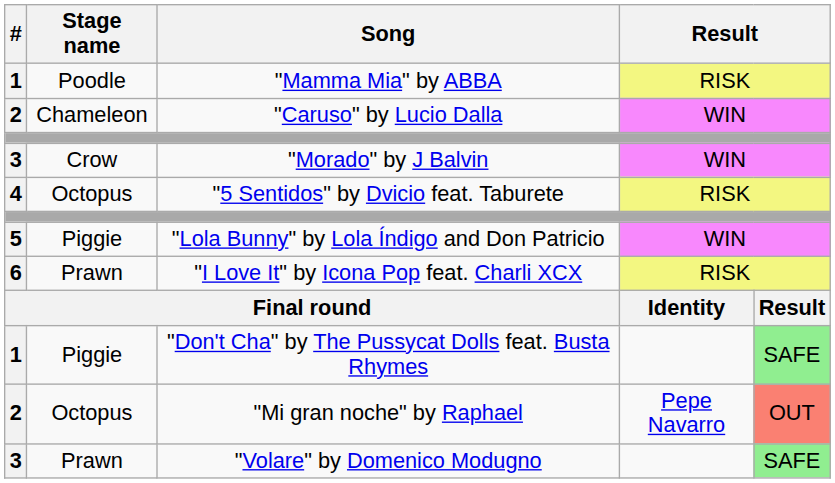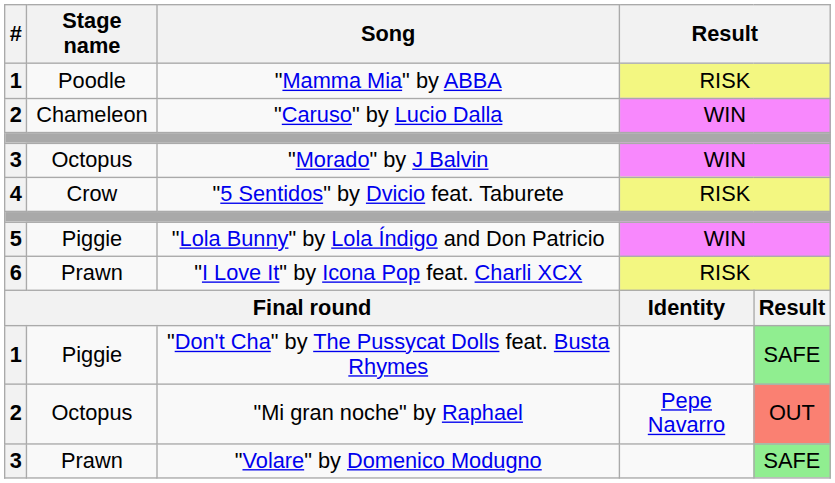(92, 159) Crow -> (92, 159) Octopus
(92, 194) Octopus -> (92, 194) Crow
